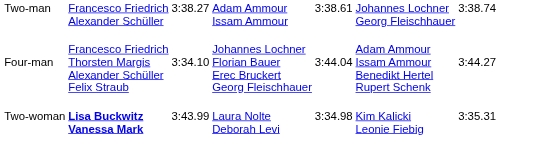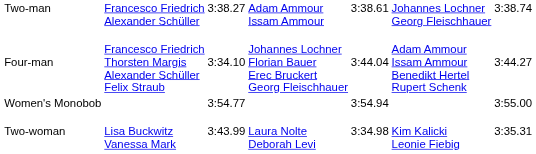+ row: (53, 103)
(106, 122) bold -> (140, 138) normal
